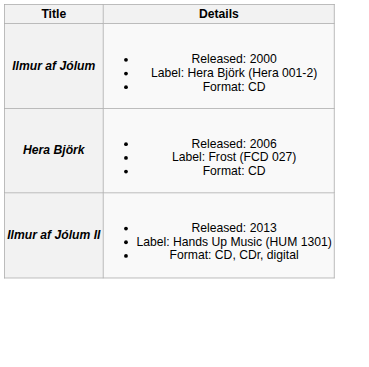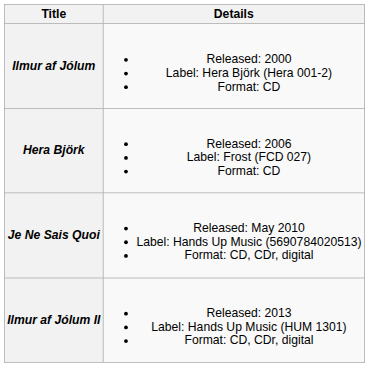+ row: (54, 235)
